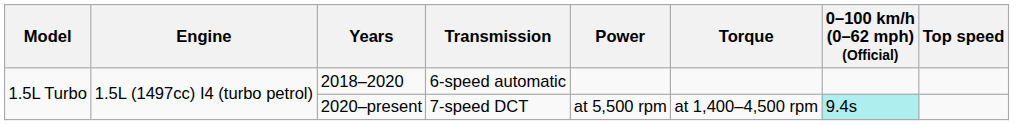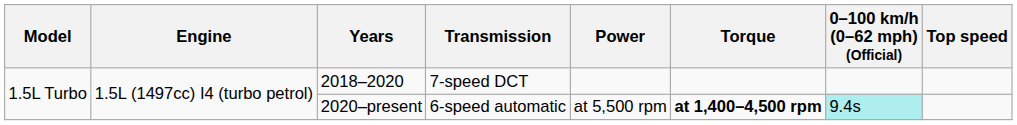(498, 81) 6-speed automatic -> (479, 81) 7-speed DCT
(479, 107) 7-speed DCT -> (498, 107) 6-speed automatic
(746, 107) normal -> (748, 107) bold
